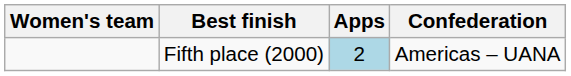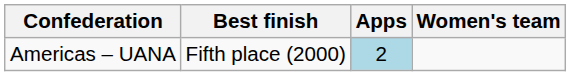columns swapped: (82, 21) <-> (478, 21)
